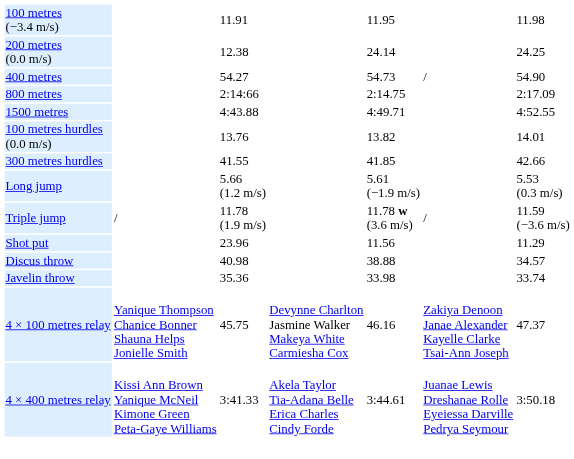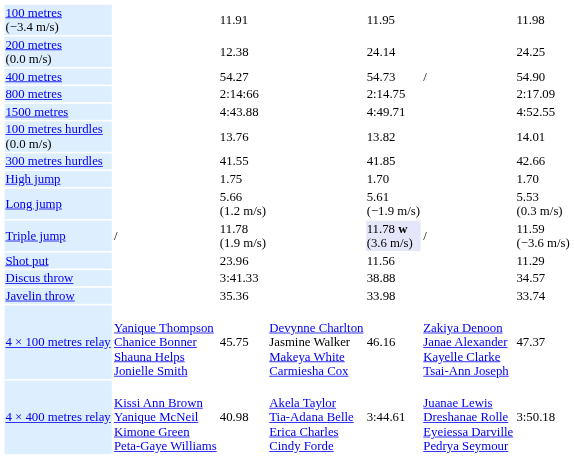+ row: (33, 179)
(390, 218) no background -> (390, 235) lavender background
(234, 260) 40.98 -> (239, 278) 3:41.33
(239, 399) 3:41.33 -> (234, 417) 40.98
